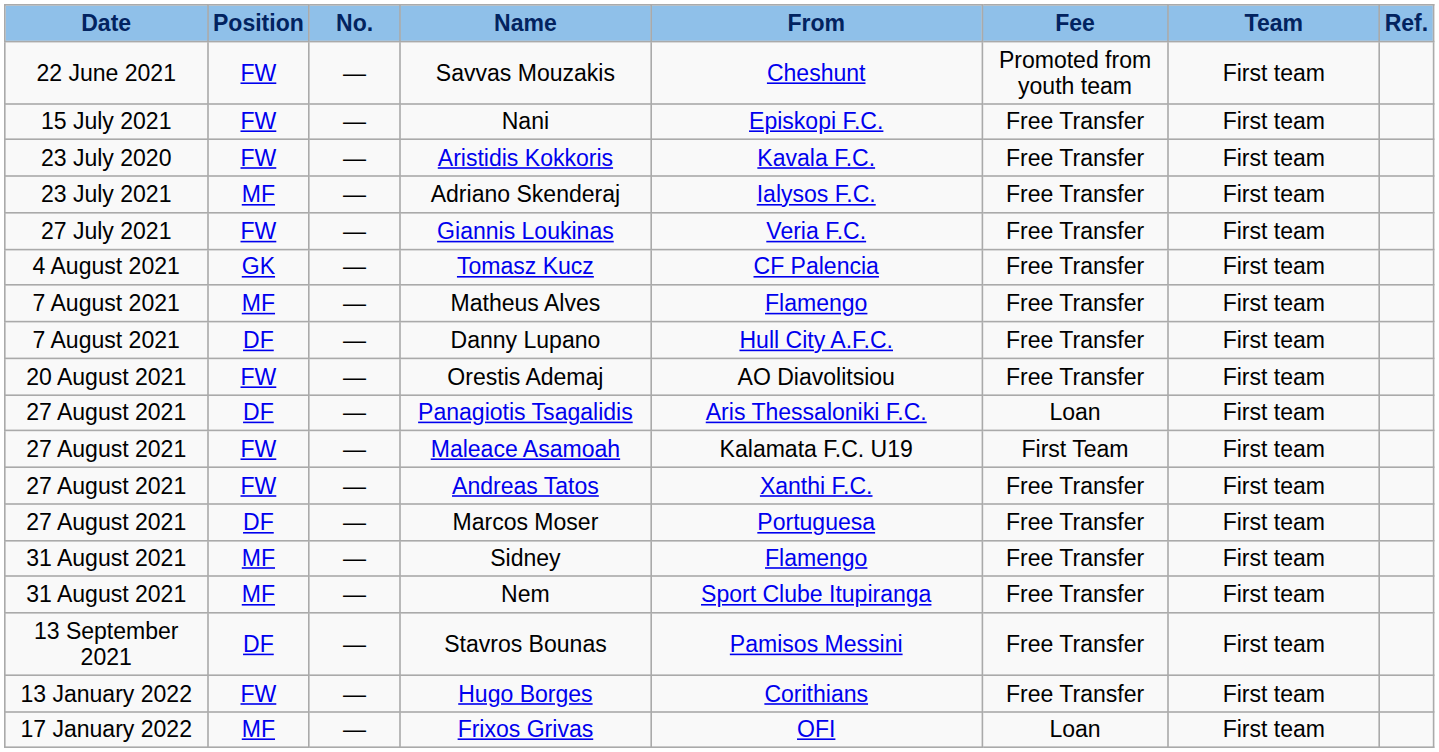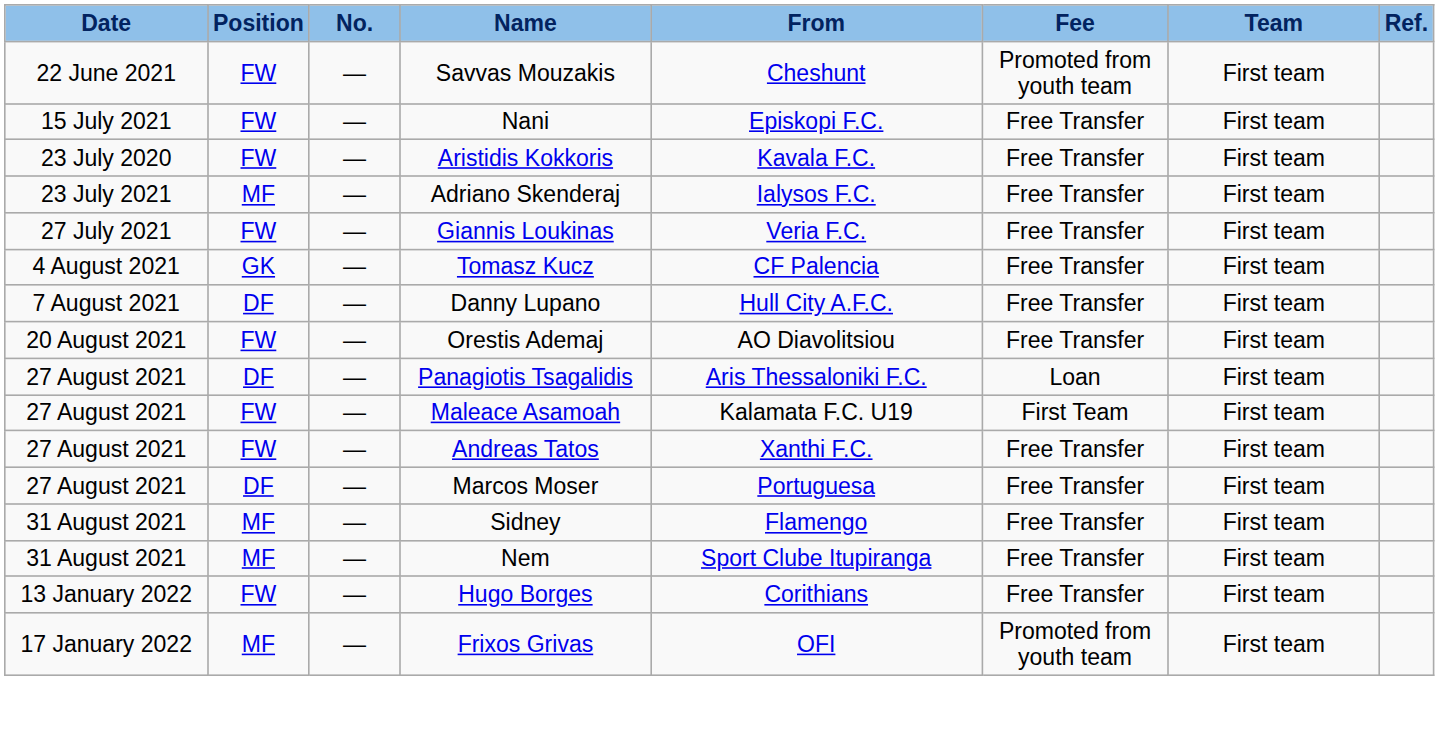- row: (525, 304)
- row: (525, 644)
(1075, 730) Loan -> (1075, 644) Promoted from youth team
